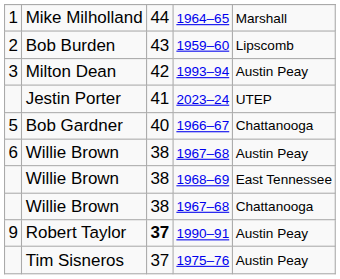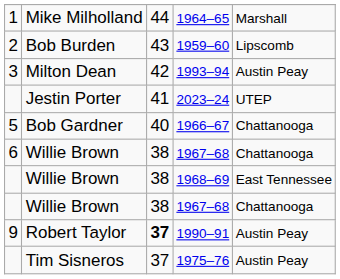(272, 152) Austin Peay -> (275, 152) Chattanooga
